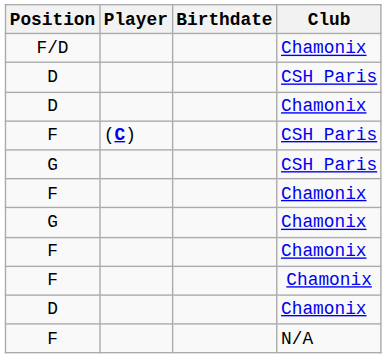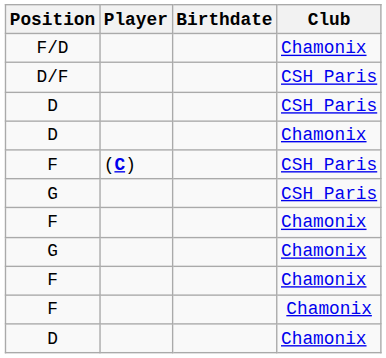+ row: (52, 77)
- row: (52, 338)
